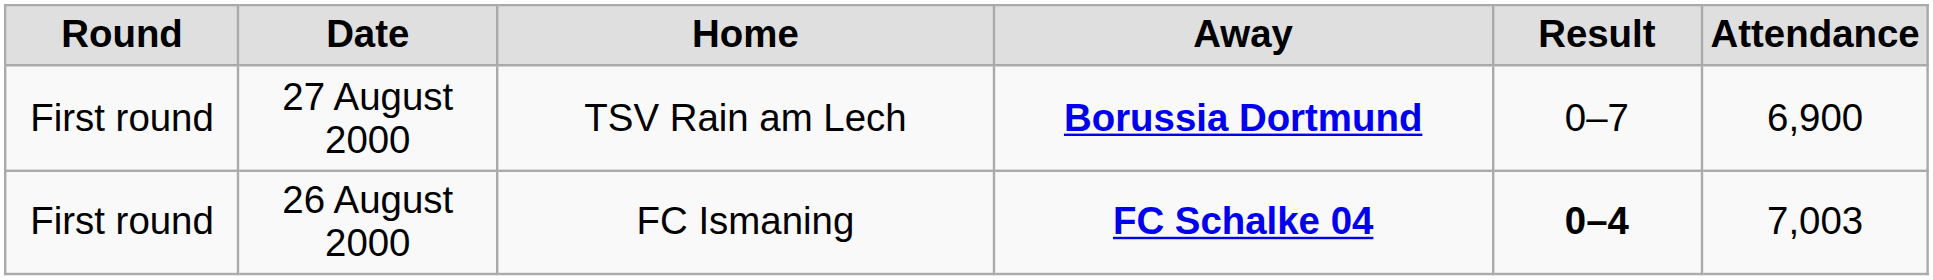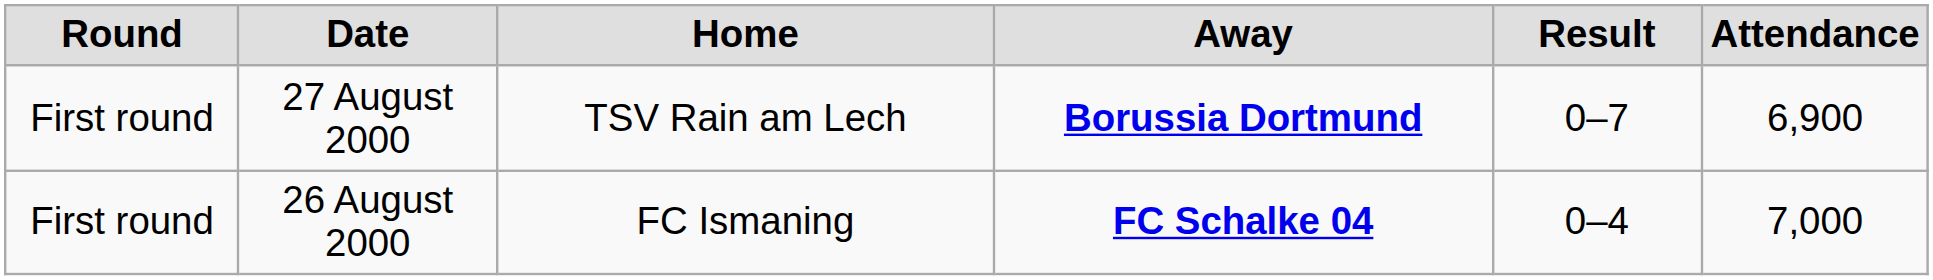(1597, 221) bold -> (1597, 221) normal
(1815, 221) 7,003 -> (1815, 221) 7,000
